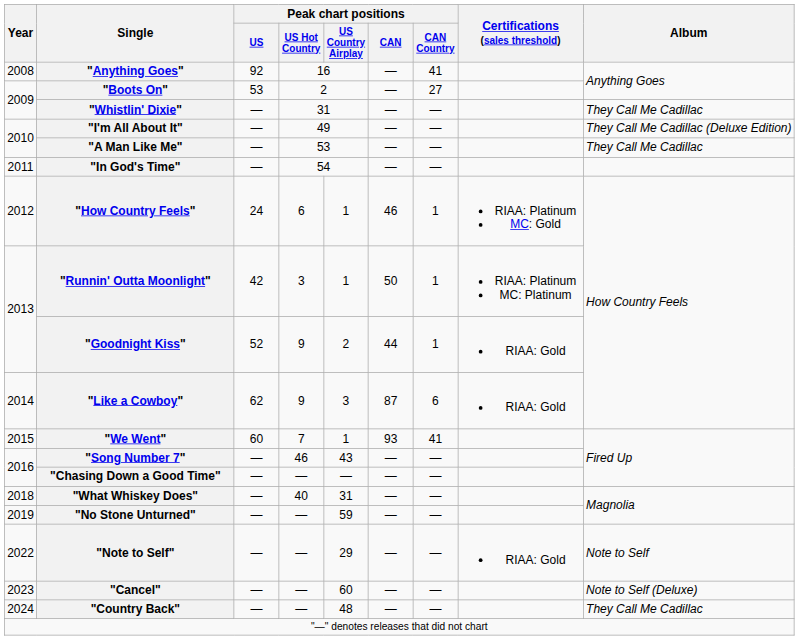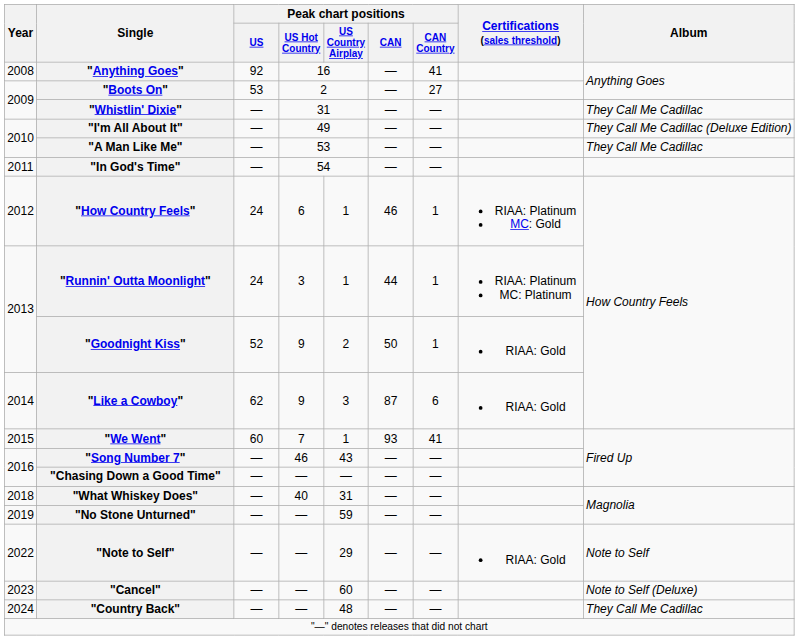(256, 281) 42 -> (256, 281) 24
(391, 281) 50 -> (391, 281) 44
(391, 344) 44 -> (391, 344) 50
